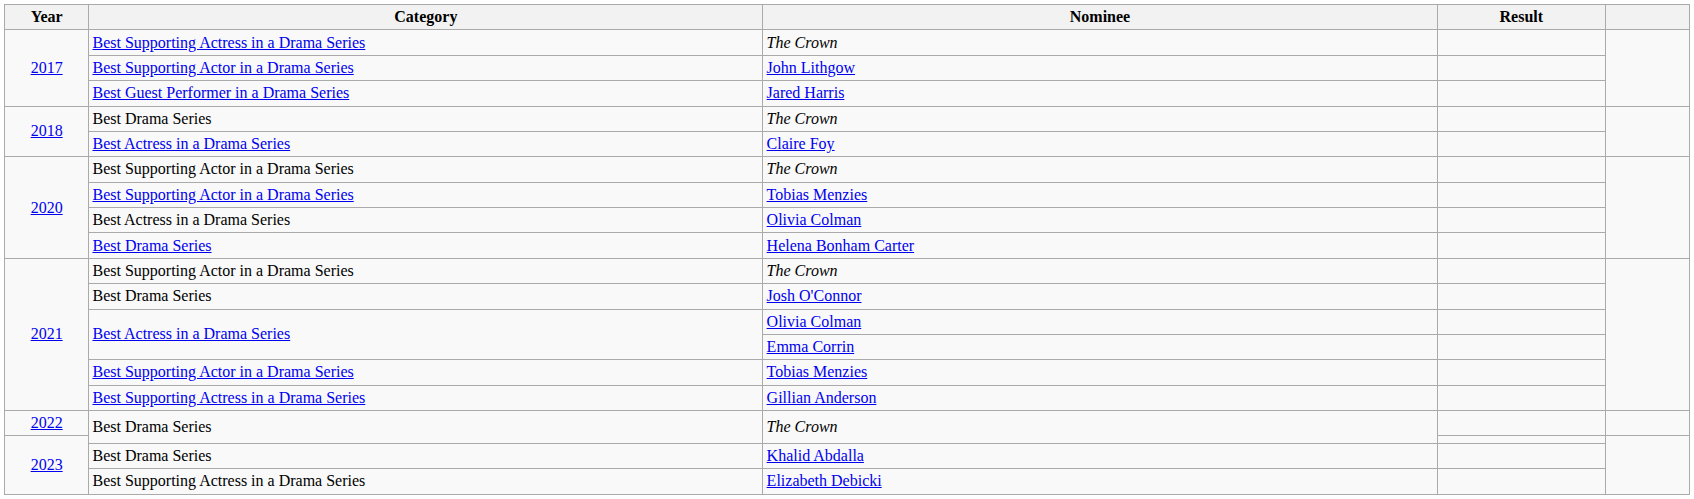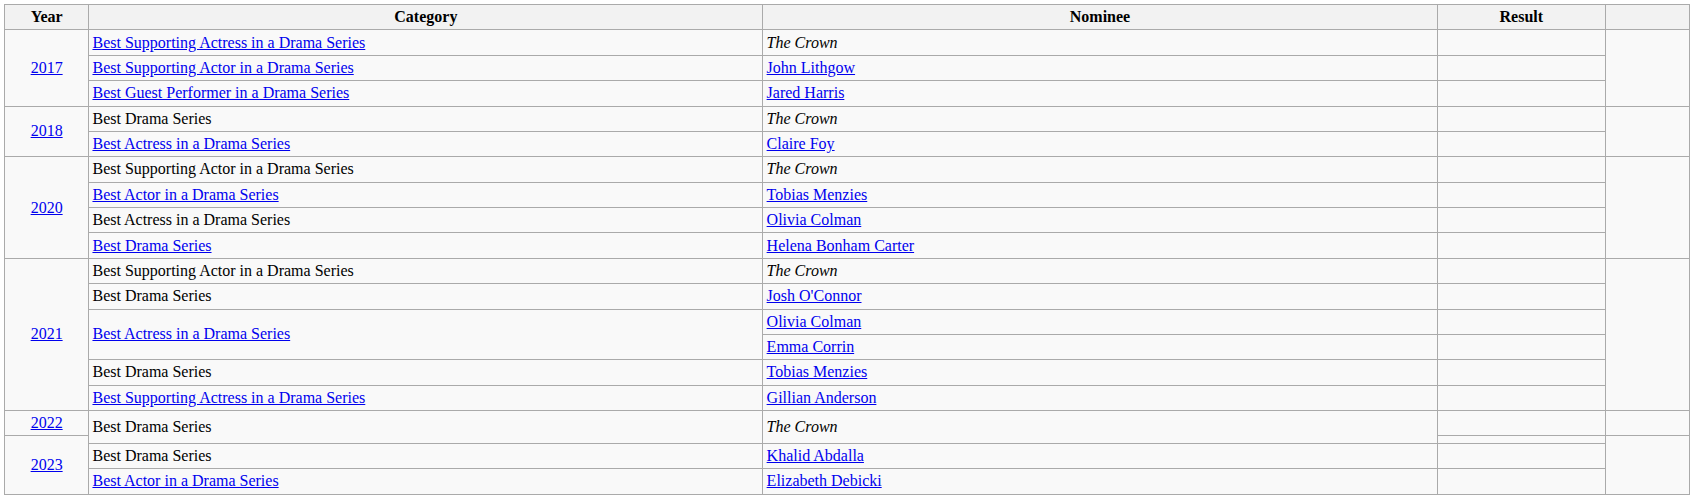(223, 194) Best Supporting Actor in a Drama Series -> (186, 194) Best Actor in a Drama Series
(223, 372) Best Supporting Actor in a Drama Series -> (152, 372) Best Drama Series
(229, 481) Best Supporting Actress in a Drama Series -> (186, 481) Best Actor in a Drama Series
